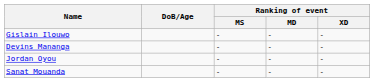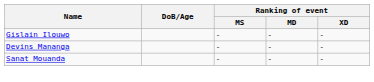- row: (31, 59)
